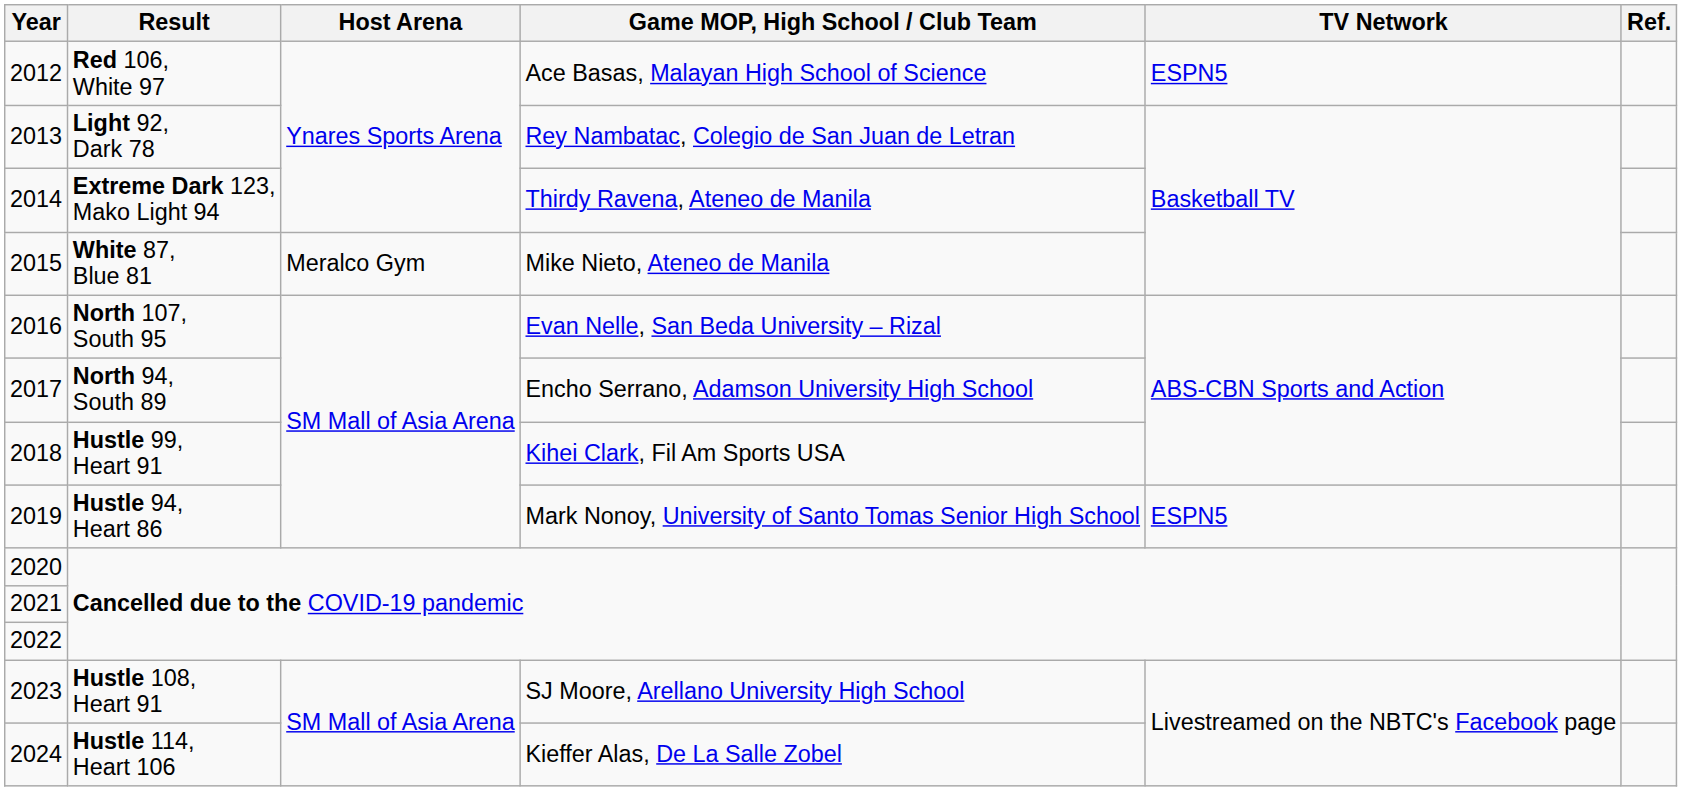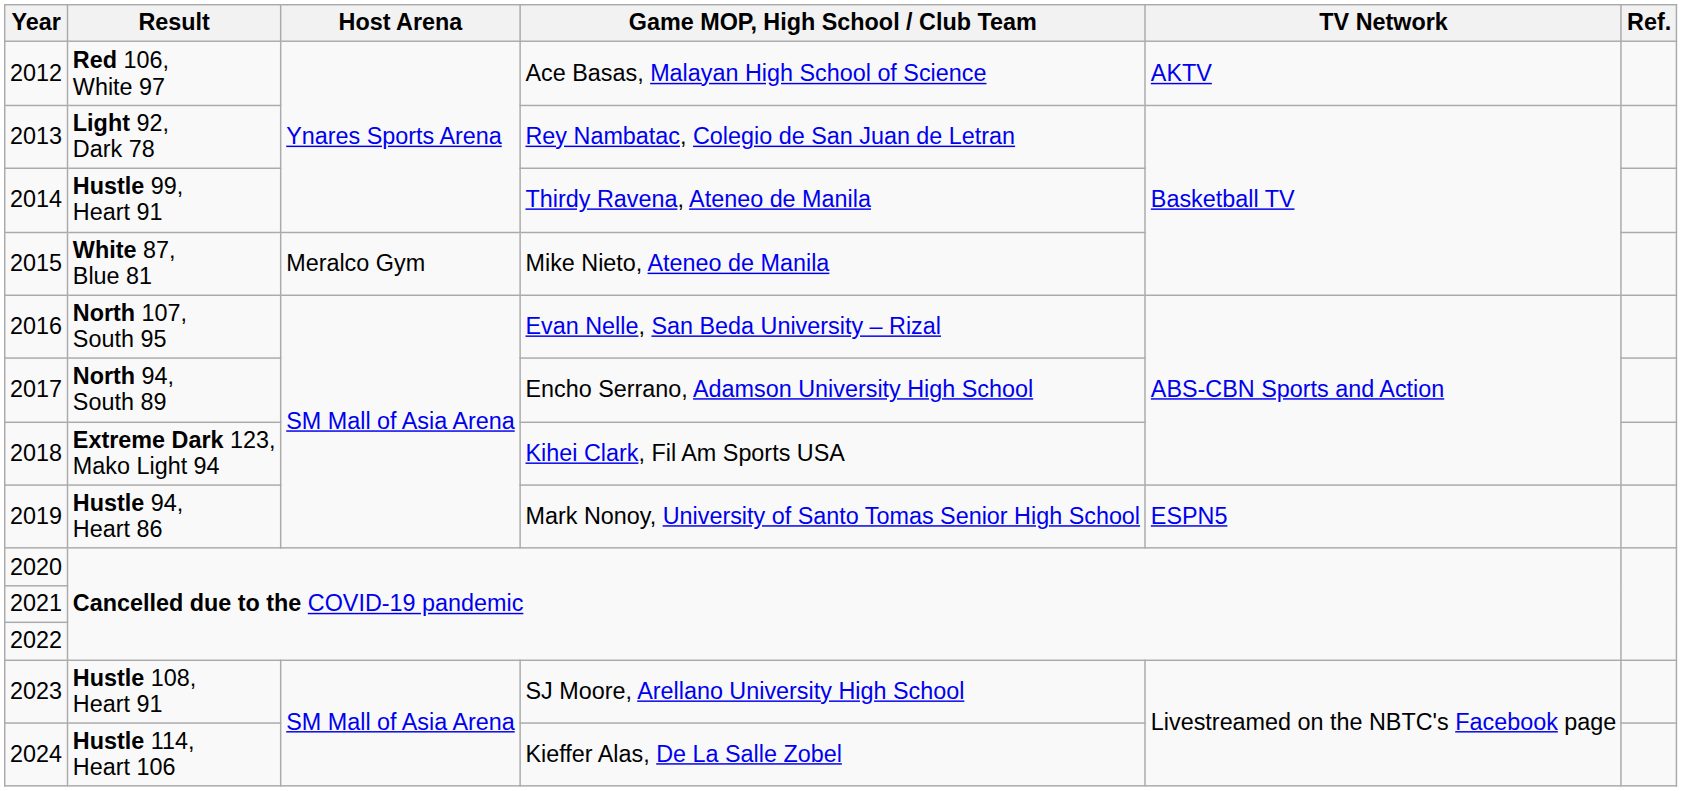(1189, 73) ESPN5 -> (1181, 73) AKTV
(174, 199) Extreme Dark 123, Mako Light 94 -> (128, 199) Hustle 99, Heart 91
(128, 453) Hustle 99, Heart 91 -> (174, 453) Extreme Dark 123, Mako Light 94
